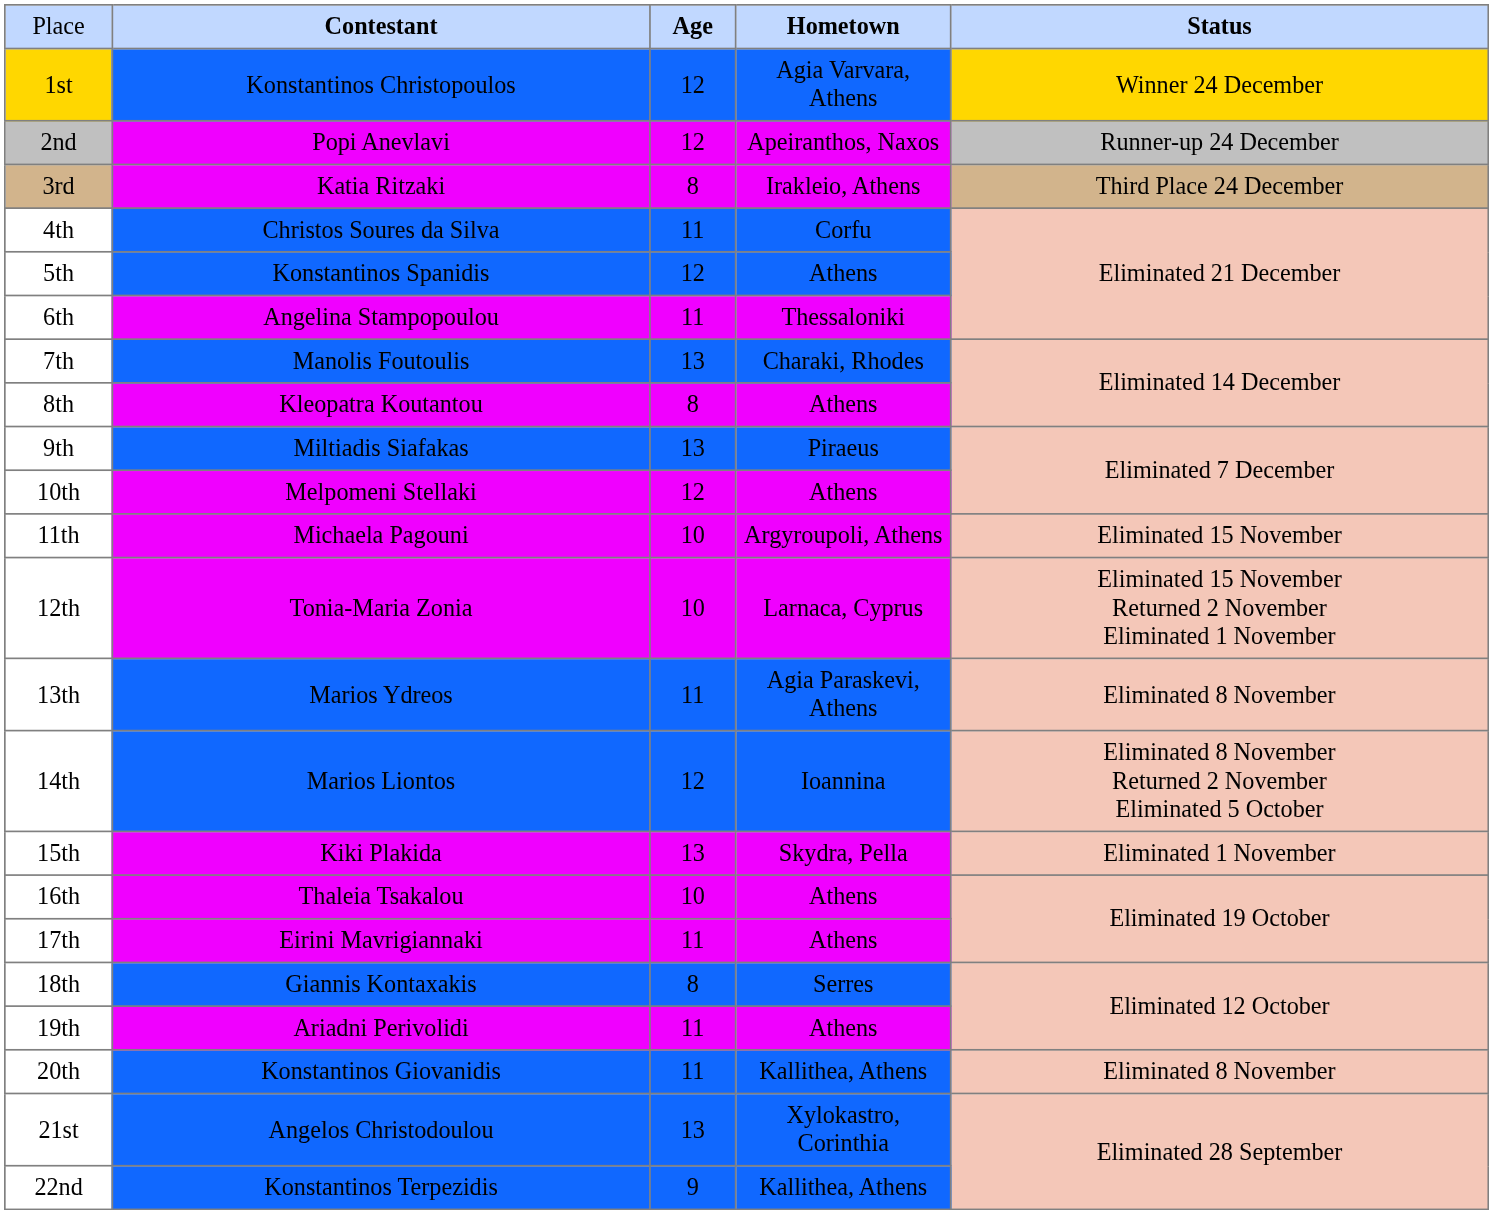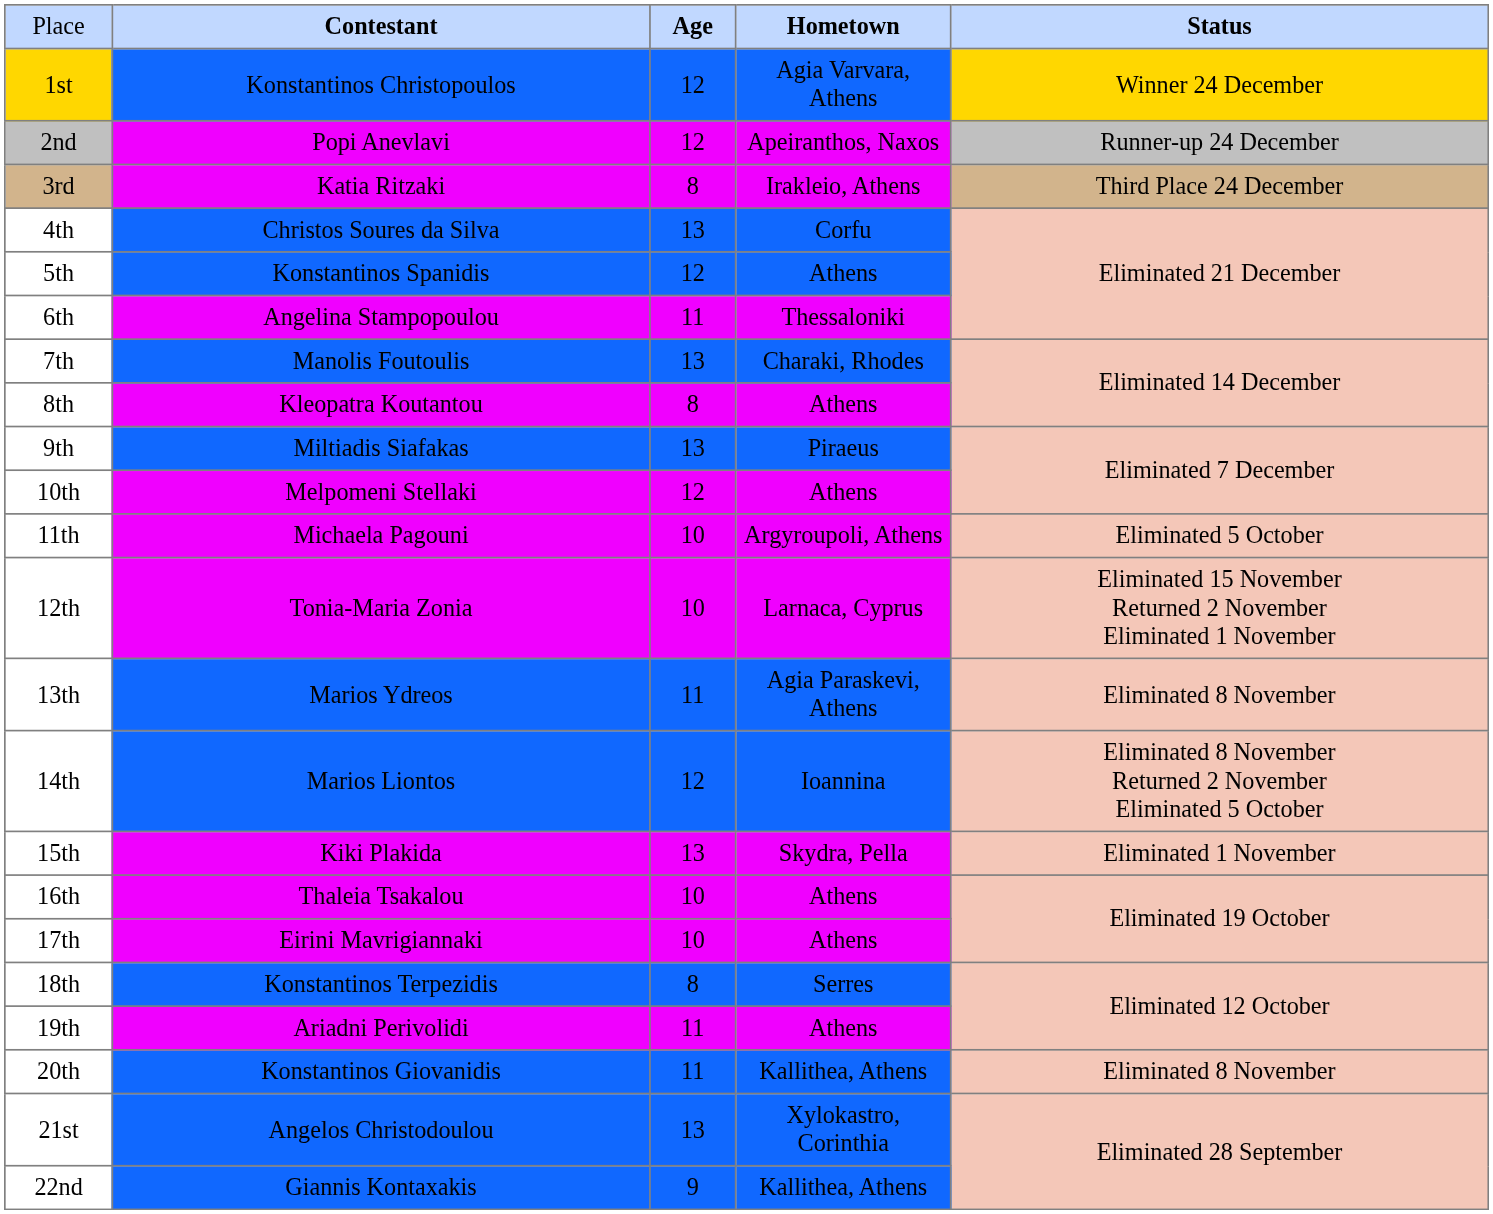(693, 229) 11 -> (693, 229) 13
(1220, 535) Eliminated 15 November -> (1219, 535) Eliminated 5 October
(693, 940) 11 -> (693, 940) 10
(381, 983) Giannis Kontaxakis -> (381, 983) Konstantinos Terpezidis
(381, 1187) Konstantinos Terpezidis -> (381, 1187) Giannis Kontaxakis
